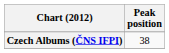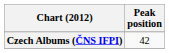(145, 40) 38 -> (145, 40) 42
